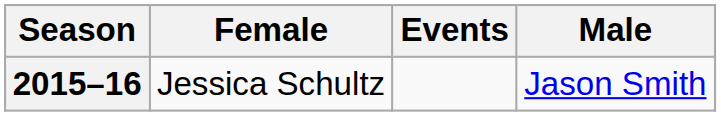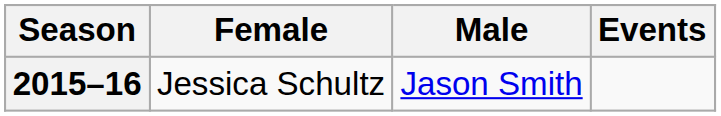columns swapped: (615, 30) <-> (455, 30)
